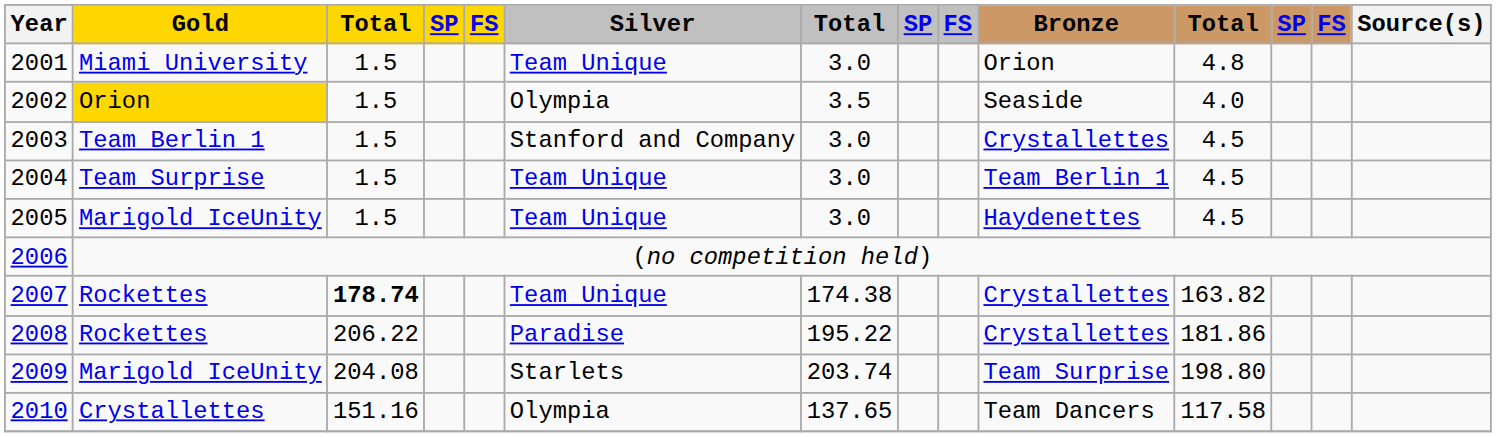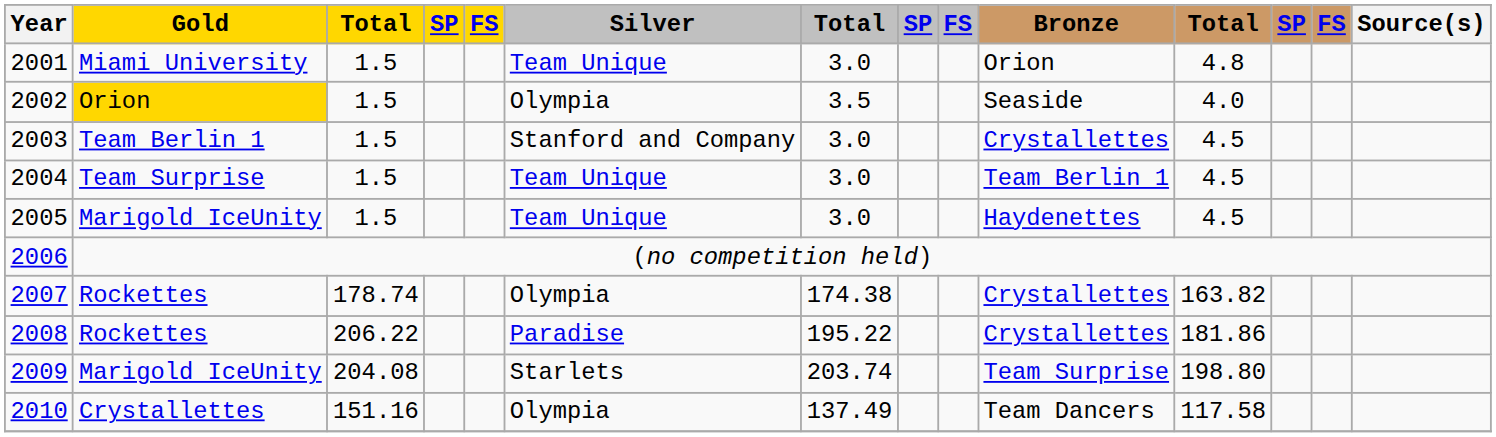(376, 296) bold -> (376, 296) normal
(588, 296) Team Unique -> (560, 296) Olympia
(850, 412) 137.65 -> (850, 412) 137.49
